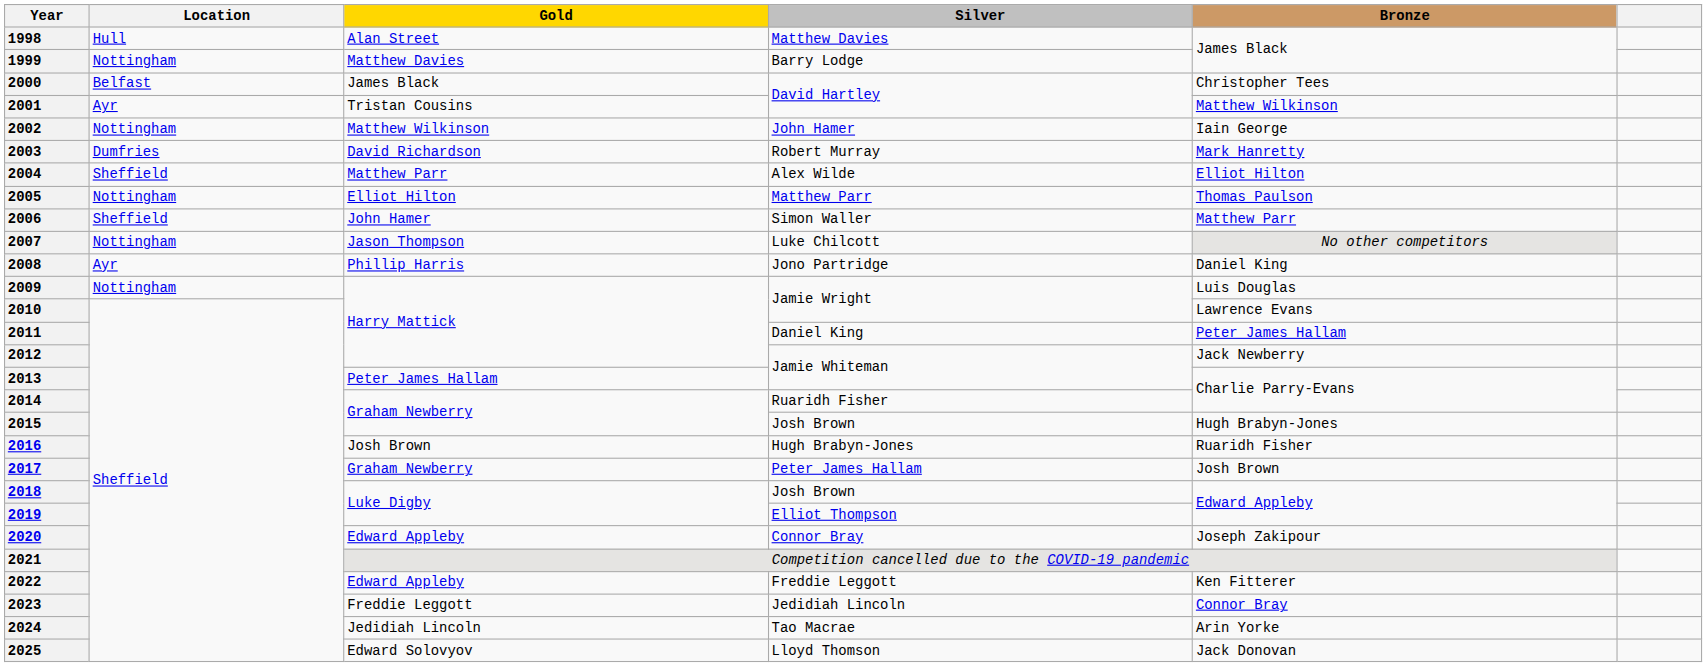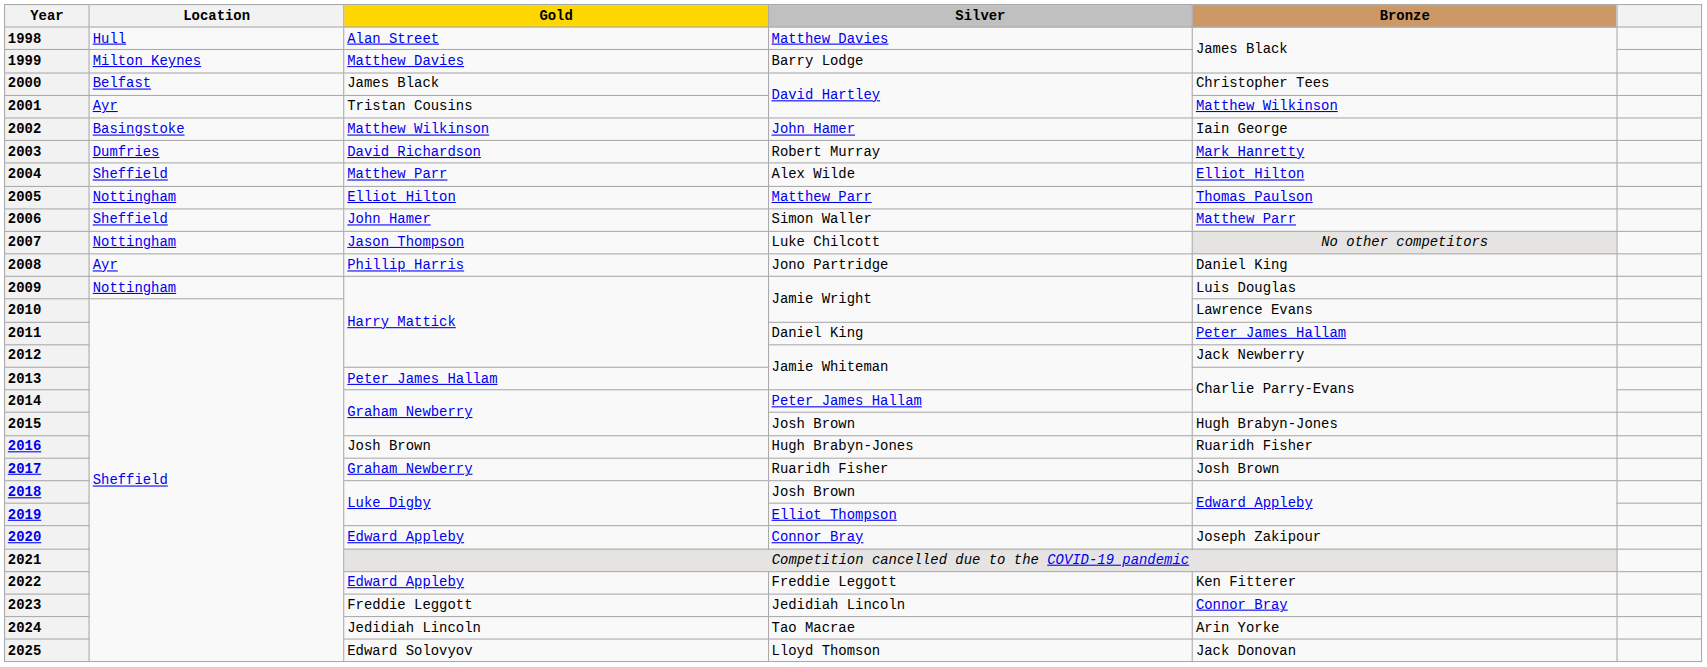(134, 61) Nottingham -> (147, 61) Milton Keynes
(134, 129) Nottingham -> (139, 129) Basingstoke
(830, 401) Ruaridh Fisher -> (847, 401) Peter James Hallam
(847, 469) Peter James Hallam -> (830, 469) Ruaridh Fisher
